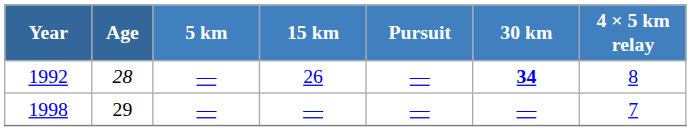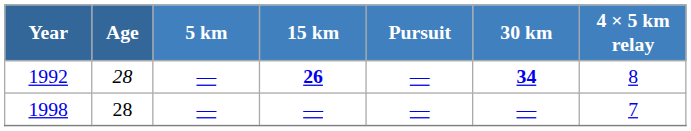(313, 76) normal -> (313, 76) bold
(122, 109) 29 -> (122, 109) 28
